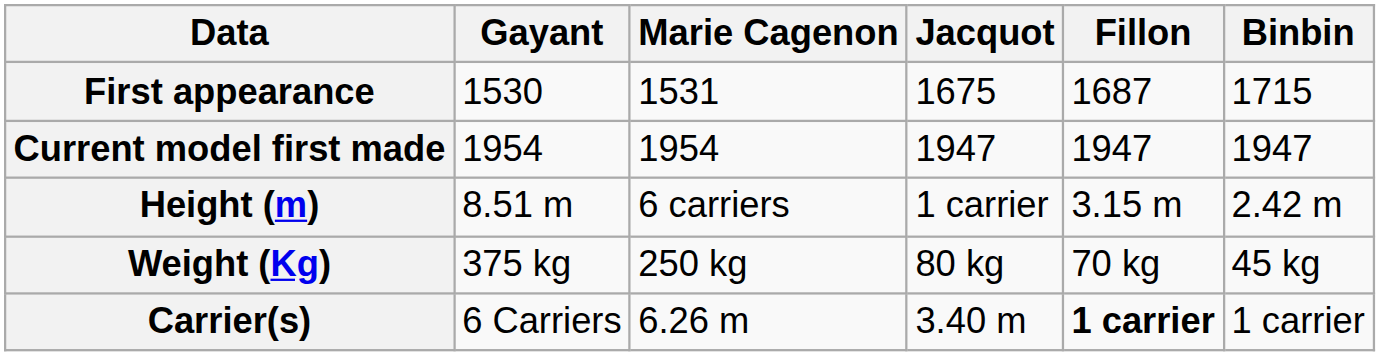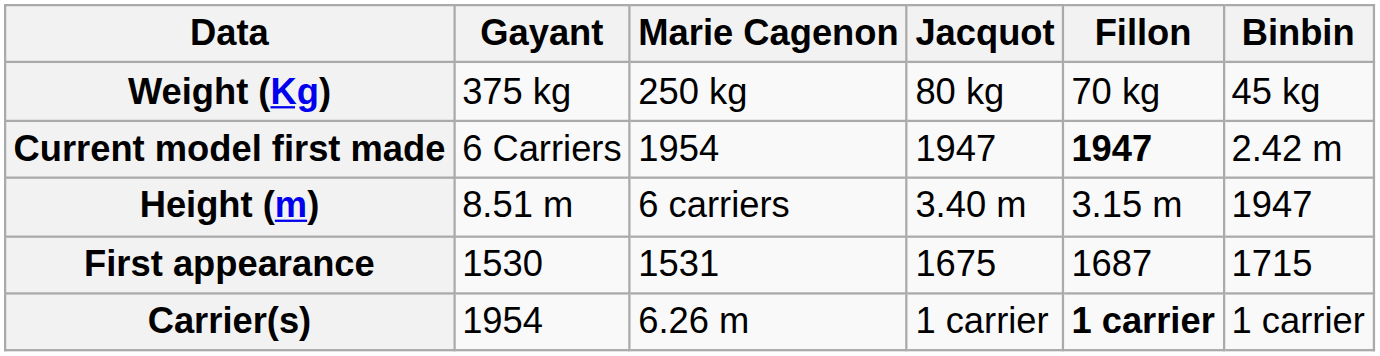rows swapped: (229, 90) <-> (229, 263)
(503, 148) 1954 -> (542, 148) 6 Carriers
(1112, 148) normal -> (1112, 148) bold
(1272, 148) 1947 -> (1287, 148) 2.42 m
(982, 206) 1 carrier -> (971, 206) 3.40 m
(1287, 206) 2.42 m -> (1272, 206) 1947
(542, 321) 6 Carriers -> (503, 321) 1954
(971, 321) 3.40 m -> (982, 321) 1 carrier
